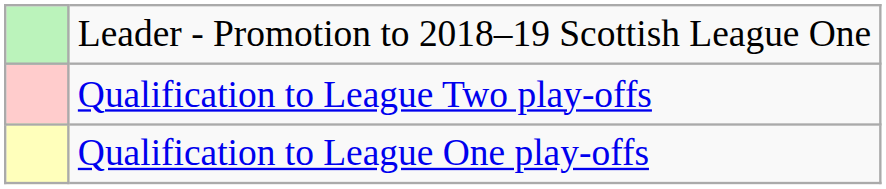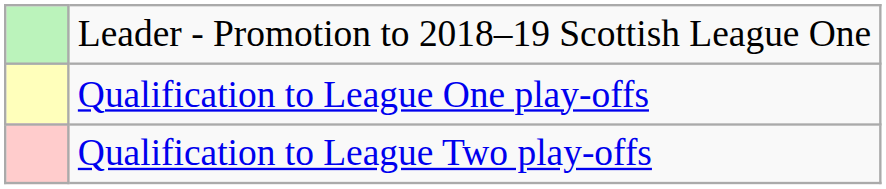rows swapped: (363, 152) <-> (365, 93)
